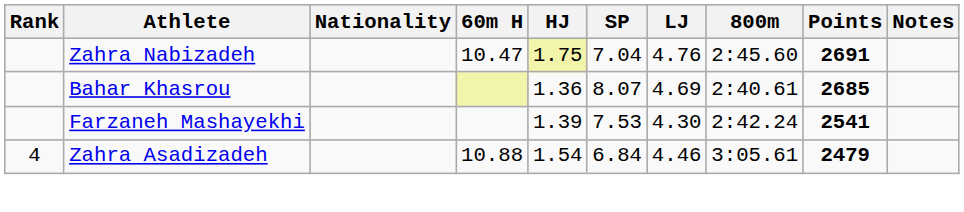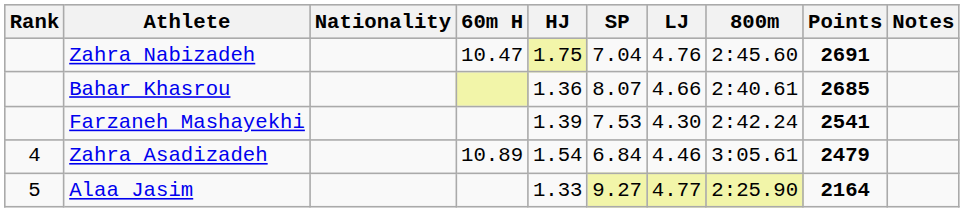(677, 89) 4.69 -> (677, 89) 4.66
(492, 156) 10.88 -> (492, 156) 10.89
+ row: (131, 190)
